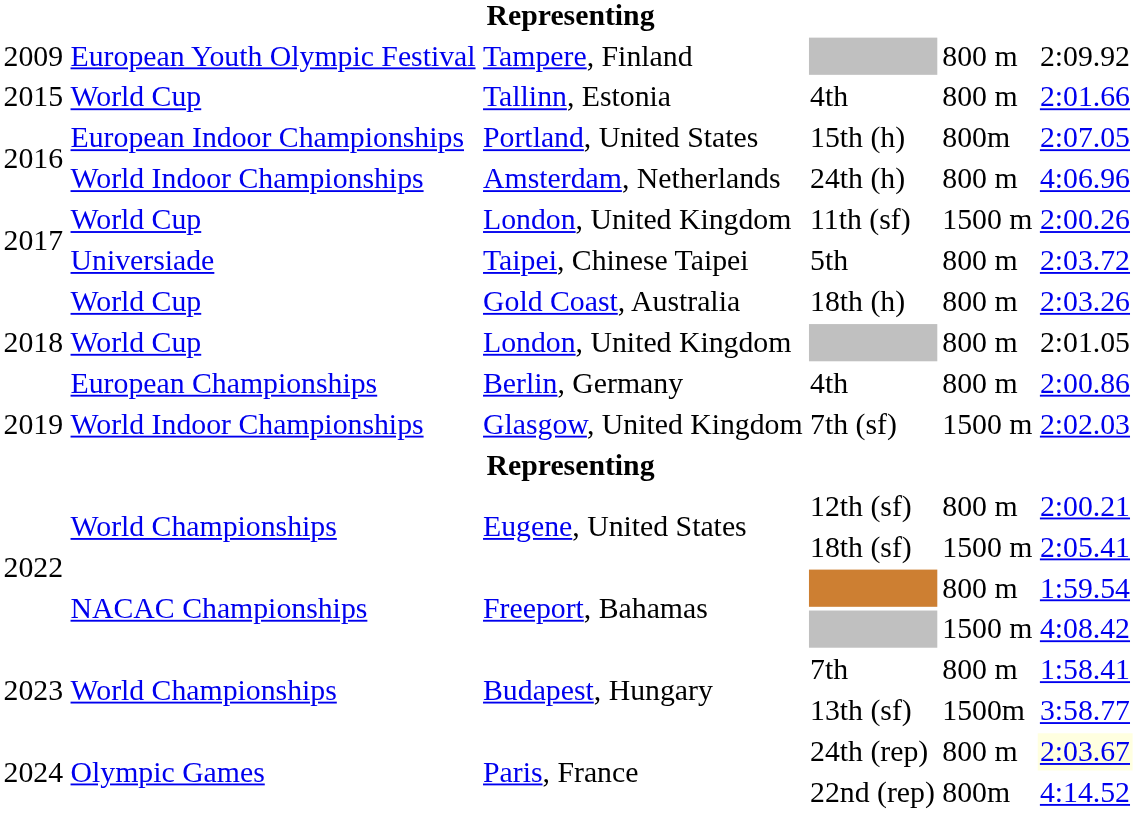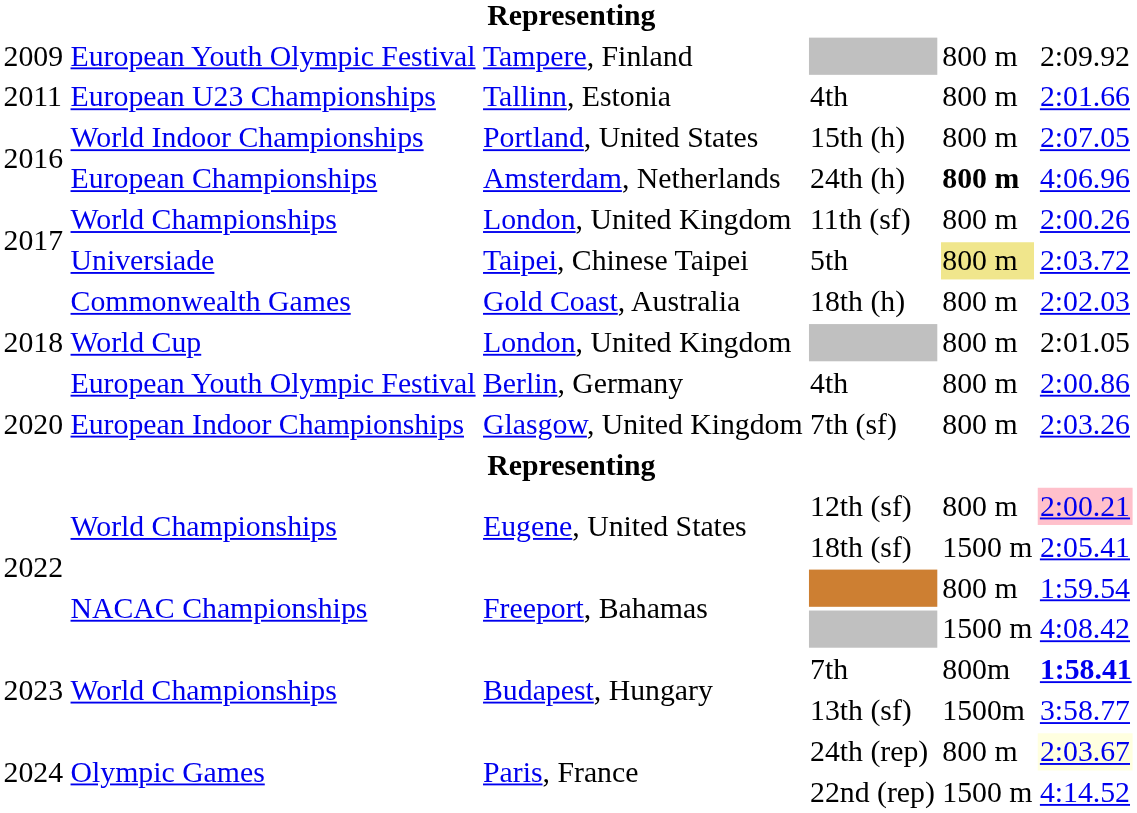(33, 96) 2015 -> (33, 96) 2011
(136, 96) World Cup -> (253, 96) European U23 Championships
(267, 137) European Indoor Championships -> (247, 137) World Indoor Championships
(976, 137) 800m -> (980, 137) 800 m
(247, 178) World Indoor Championships -> (224, 178) European Championships
(980, 178) normal -> (981, 178) bold
(136, 219) World Cup -> (204, 219) World Championships
(987, 219) 1500 m -> (980, 219) 800 m
(980, 260) no background -> (980, 260) khaki background
(136, 301) World Cup -> (211, 301) Commonwealth Games
(1085, 301) 2:03.26 -> (1085, 301) 2:02.03
(224, 383) European Championships -> (273, 383) European Youth Olympic Festival
(33, 424) 2019 -> (33, 424) 2020
(247, 424) World Indoor Championships -> (267, 424) European Indoor Championships
(987, 424) 1500 m -> (980, 424) 800 m
(1085, 424) 2:02.03 -> (1085, 424) 2:03.26
(1085, 505) no background -> (1085, 505) pink background
(980, 669) 800 m -> (976, 669) 800m
(1085, 669) normal -> (1086, 669) bold
(976, 792) 800m -> (987, 792) 1500 m
